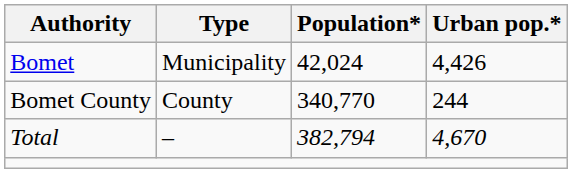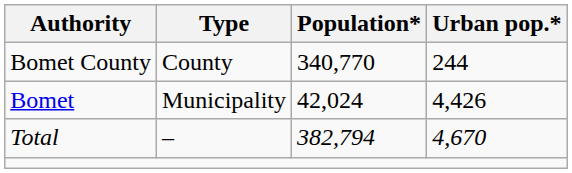rows swapped: (42, 61) <-> (81, 99)
